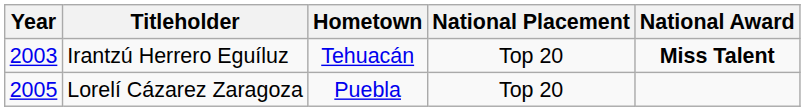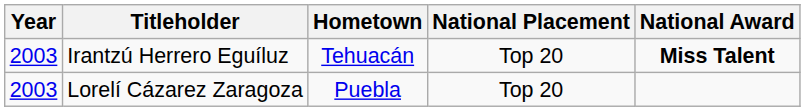(34, 90) 2005 -> (34, 90) 2003
